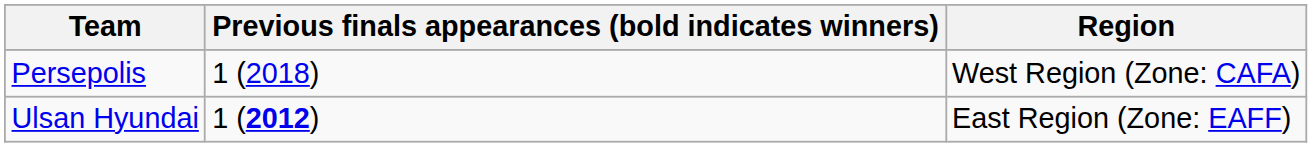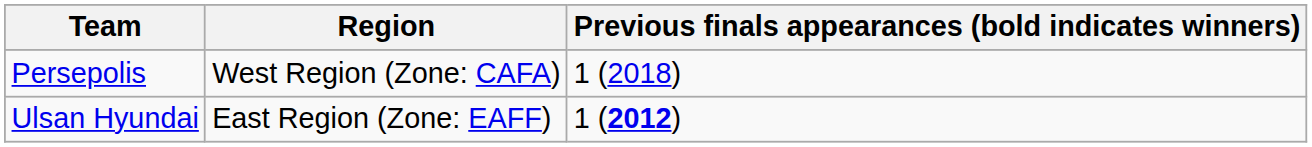columns swapped: (1126, 27) <-> (575, 27)
